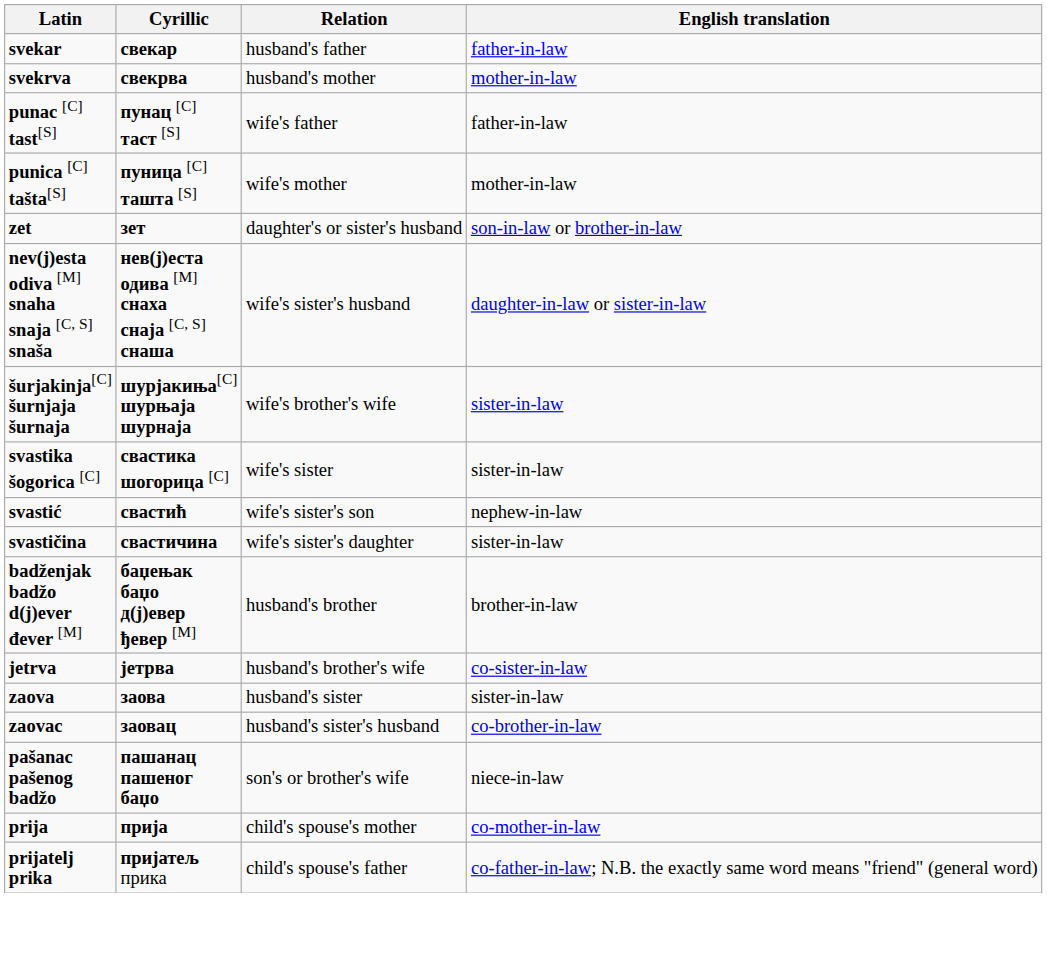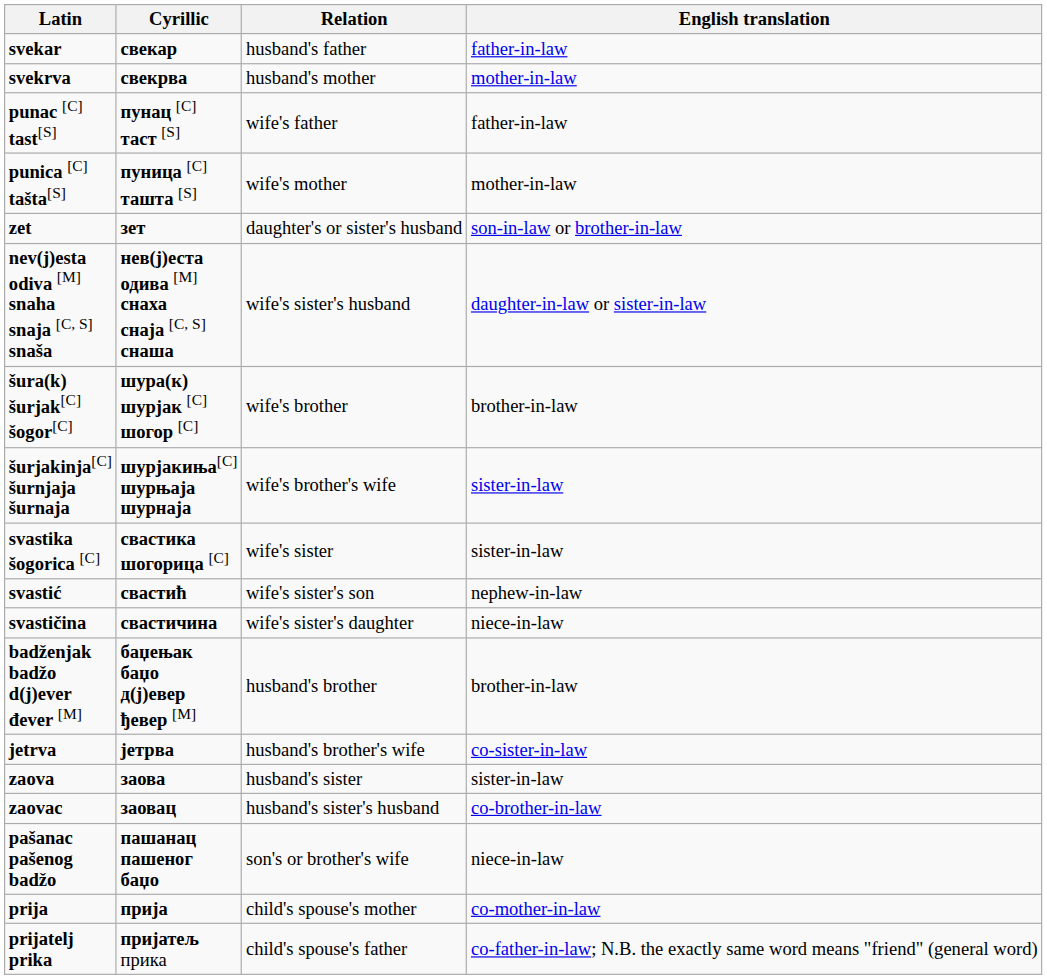+ row: (45, 406)
(517, 541) sister-in-law -> (517, 622) niece-in-law
